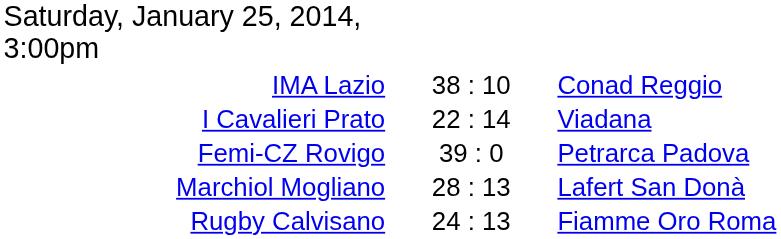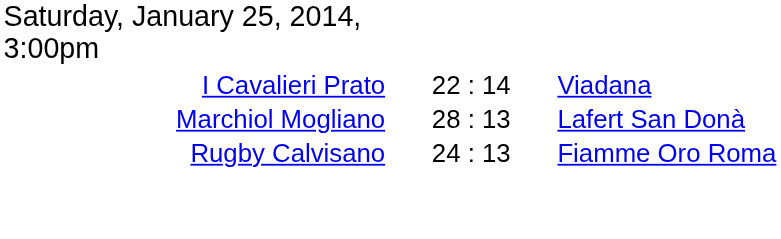- row: (329, 85)
- row: (291, 153)
